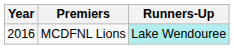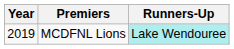(21, 34) 2016 -> (21, 34) 2019
